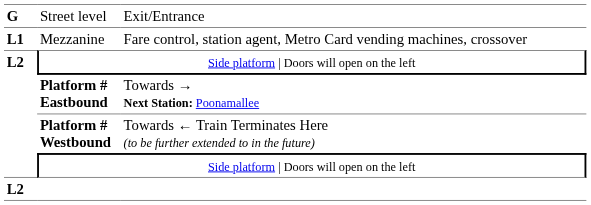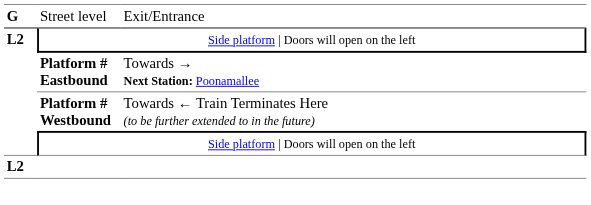- row: (72, 38)
